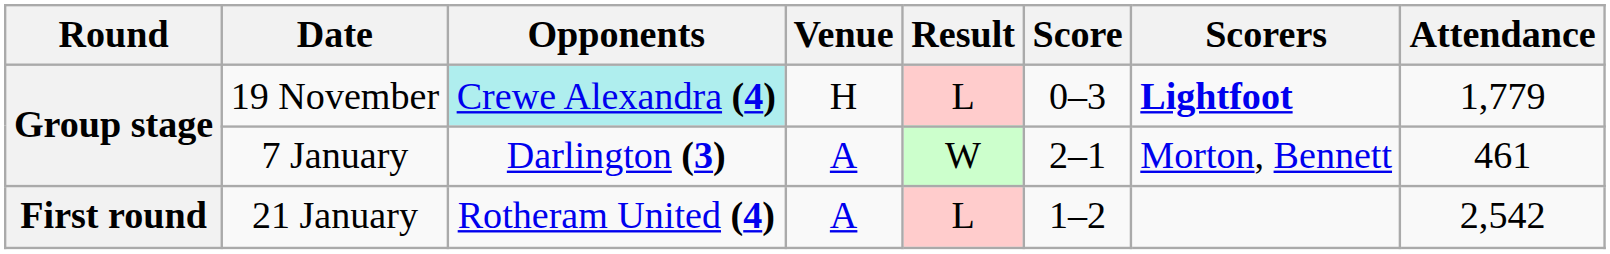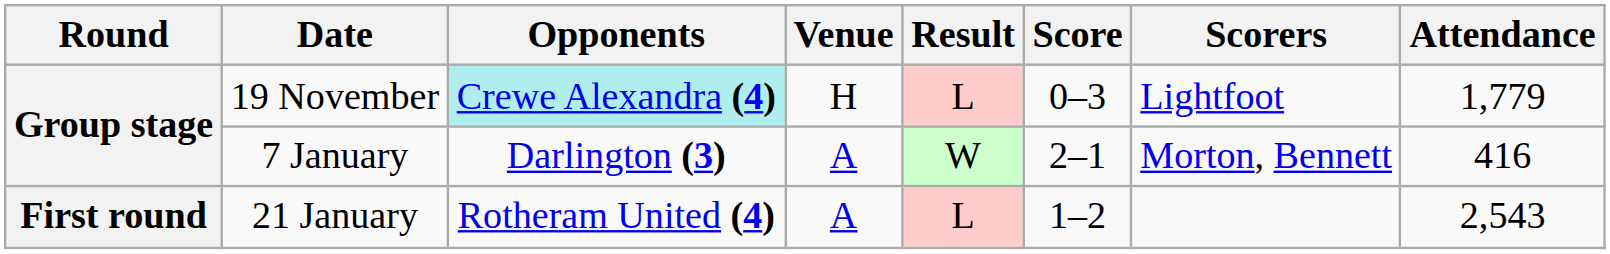(1216, 95) bold -> (1212, 95) normal
(1503, 155) 461 -> (1503, 155) 416
(1503, 215) 2,542 -> (1503, 215) 2,543
